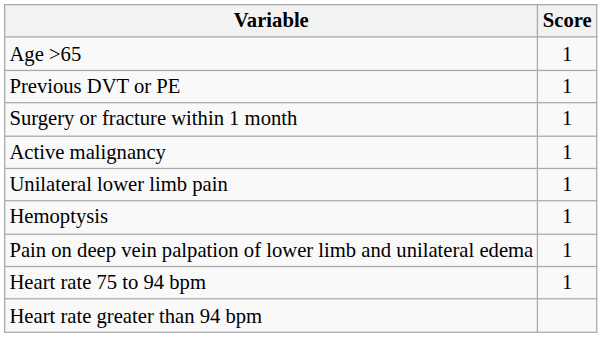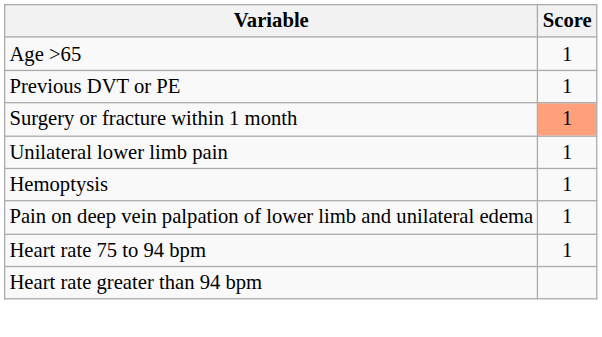(567, 119) no background -> (567, 119) lightsalmon background
- row: (88, 151)
